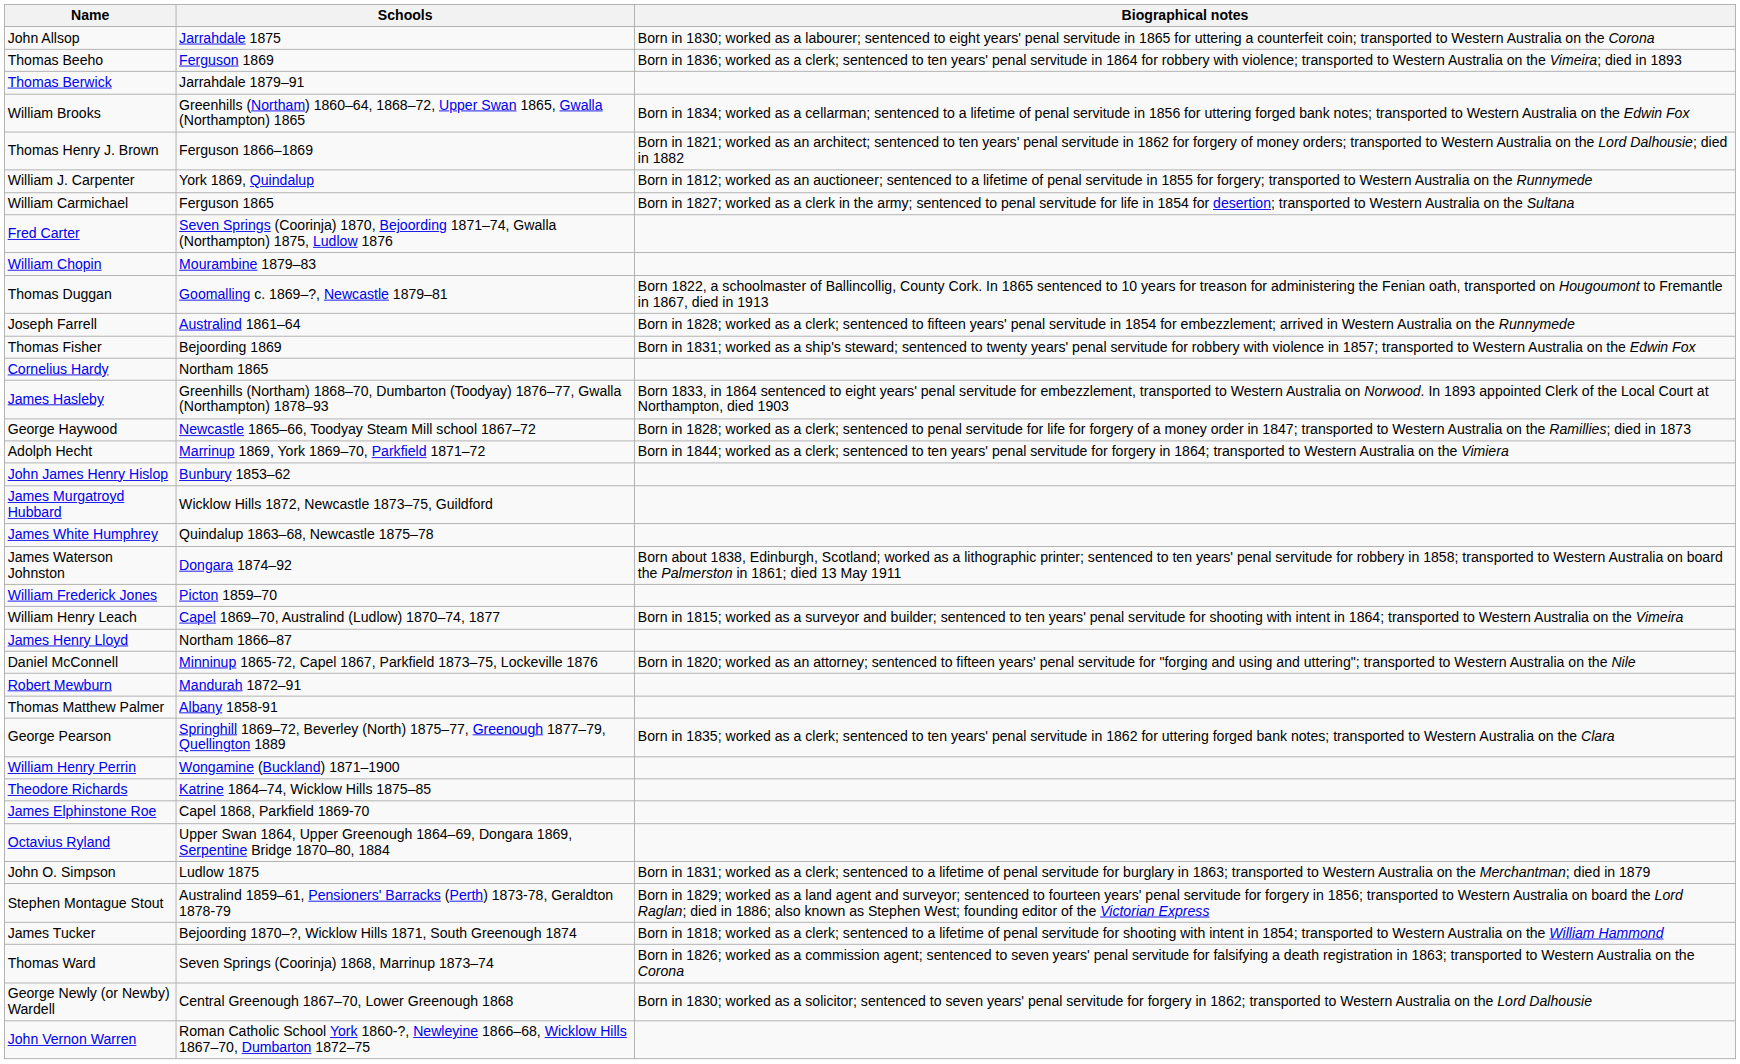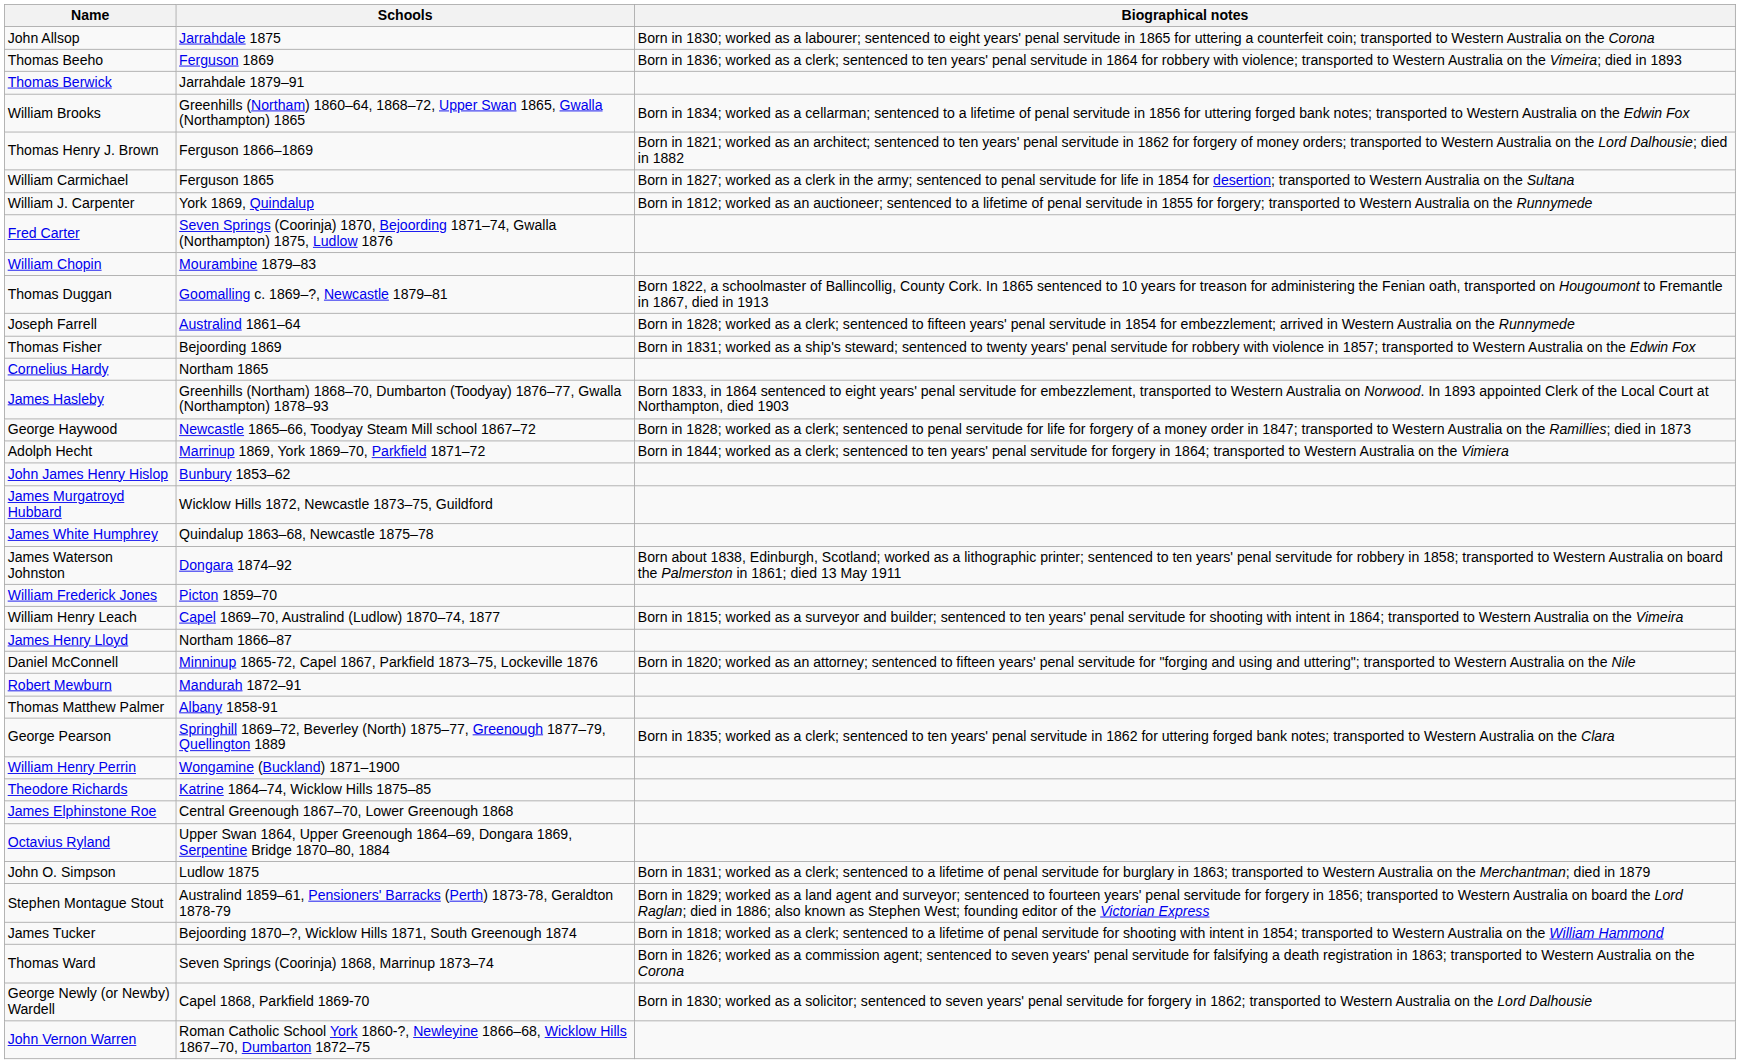rows swapped: (68, 203) <-> (71, 181)
(274, 812) Capel 1868, Parkfield 1869-70 -> (346, 812) Central Greenough 1867–70, Lower Greenough 1868
(346, 1001) Central Greenough 1867–70, Lower Greenough 1868 -> (274, 1001) Capel 1868, Parkfield 1869-70
